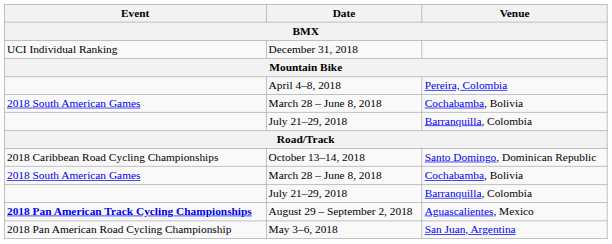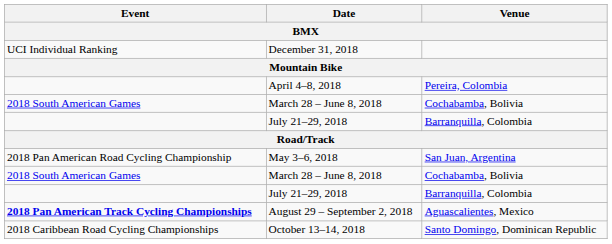rows swapped: (303, 229) <-> (317, 157)
